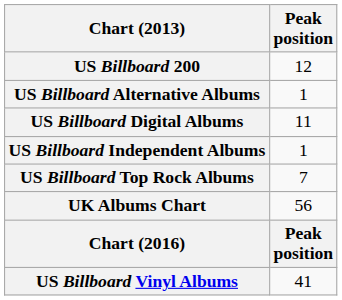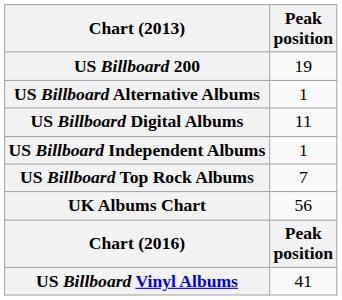(303, 66) 12 -> (303, 66) 19
